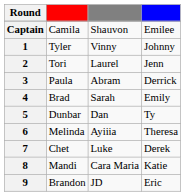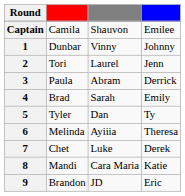(60, 47) Tyler -> (65, 47) Dunbar
(65, 115) Dunbar -> (60, 115) Tyler
